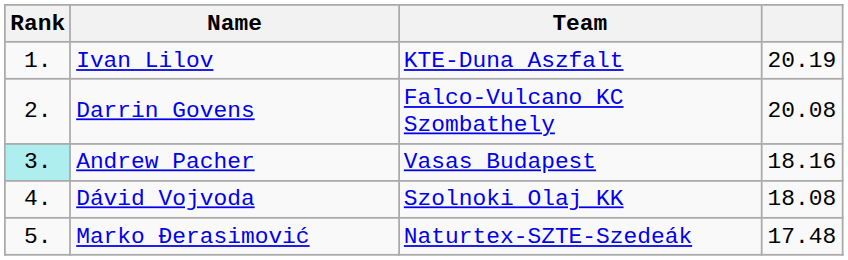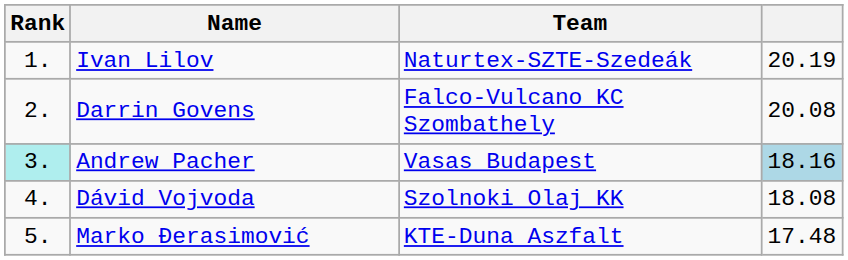(514, 61) KTE-Duna Aszfalt -> (548, 61) Naturtex-SZTE-Szedeák
(802, 162) no background -> (802, 162) lightblue background
(548, 236) Naturtex-SZTE-Szedeák -> (514, 236) KTE-Duna Aszfalt
